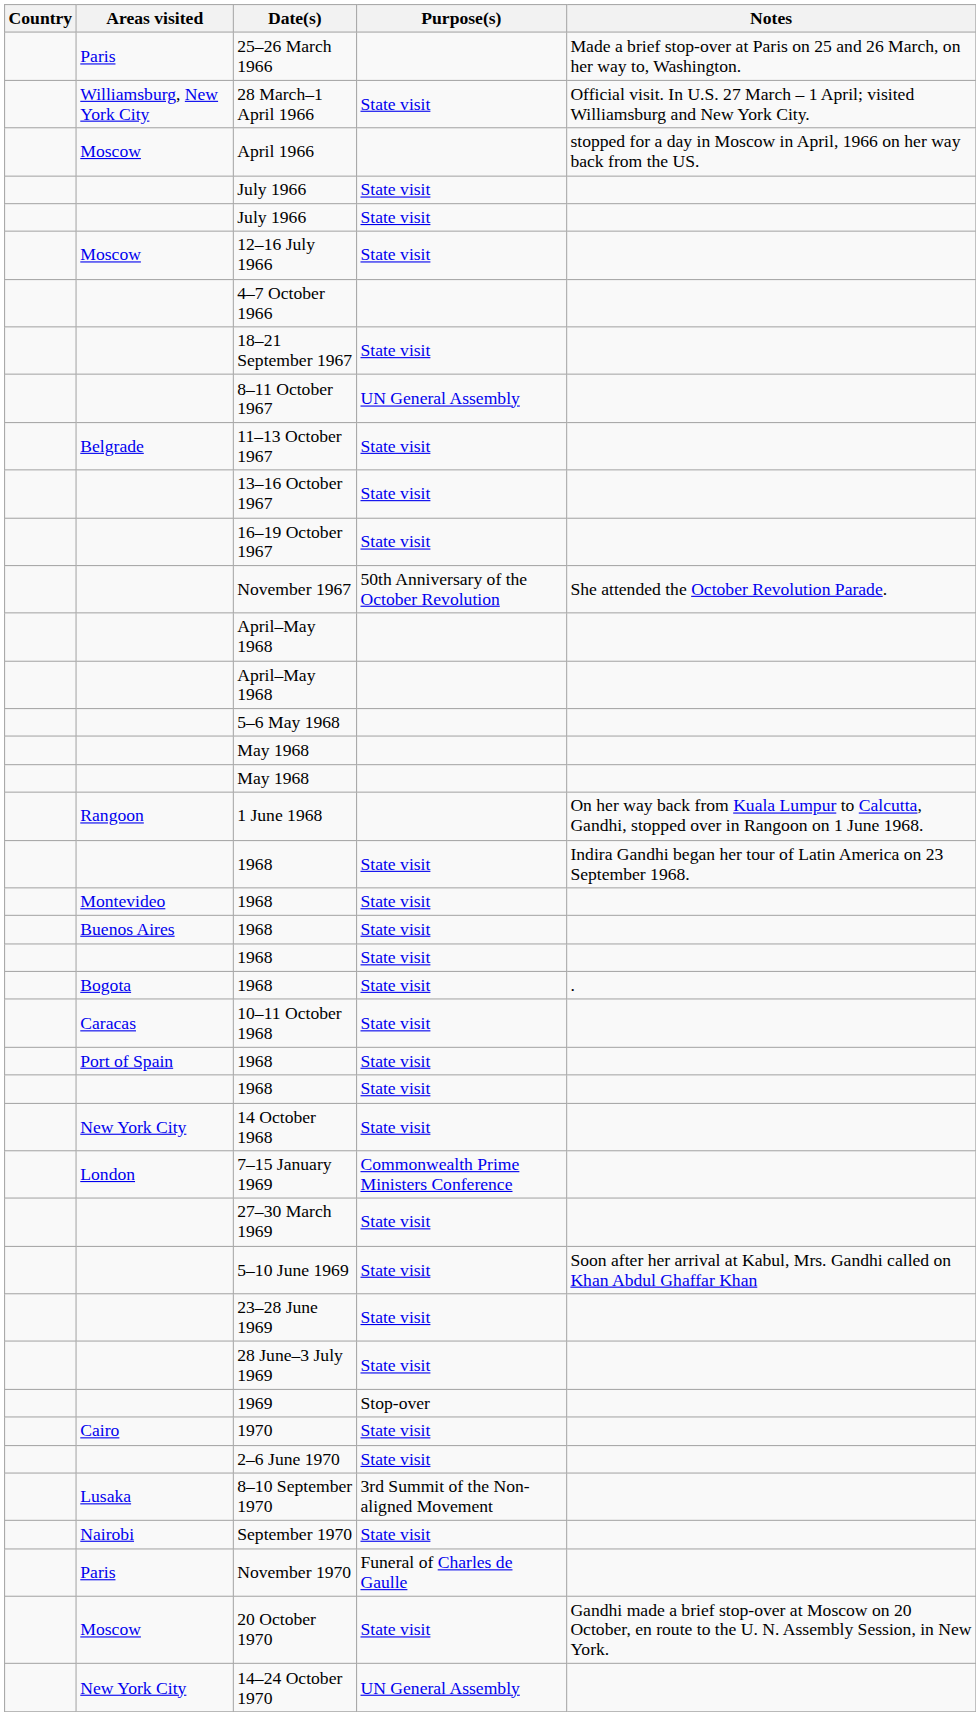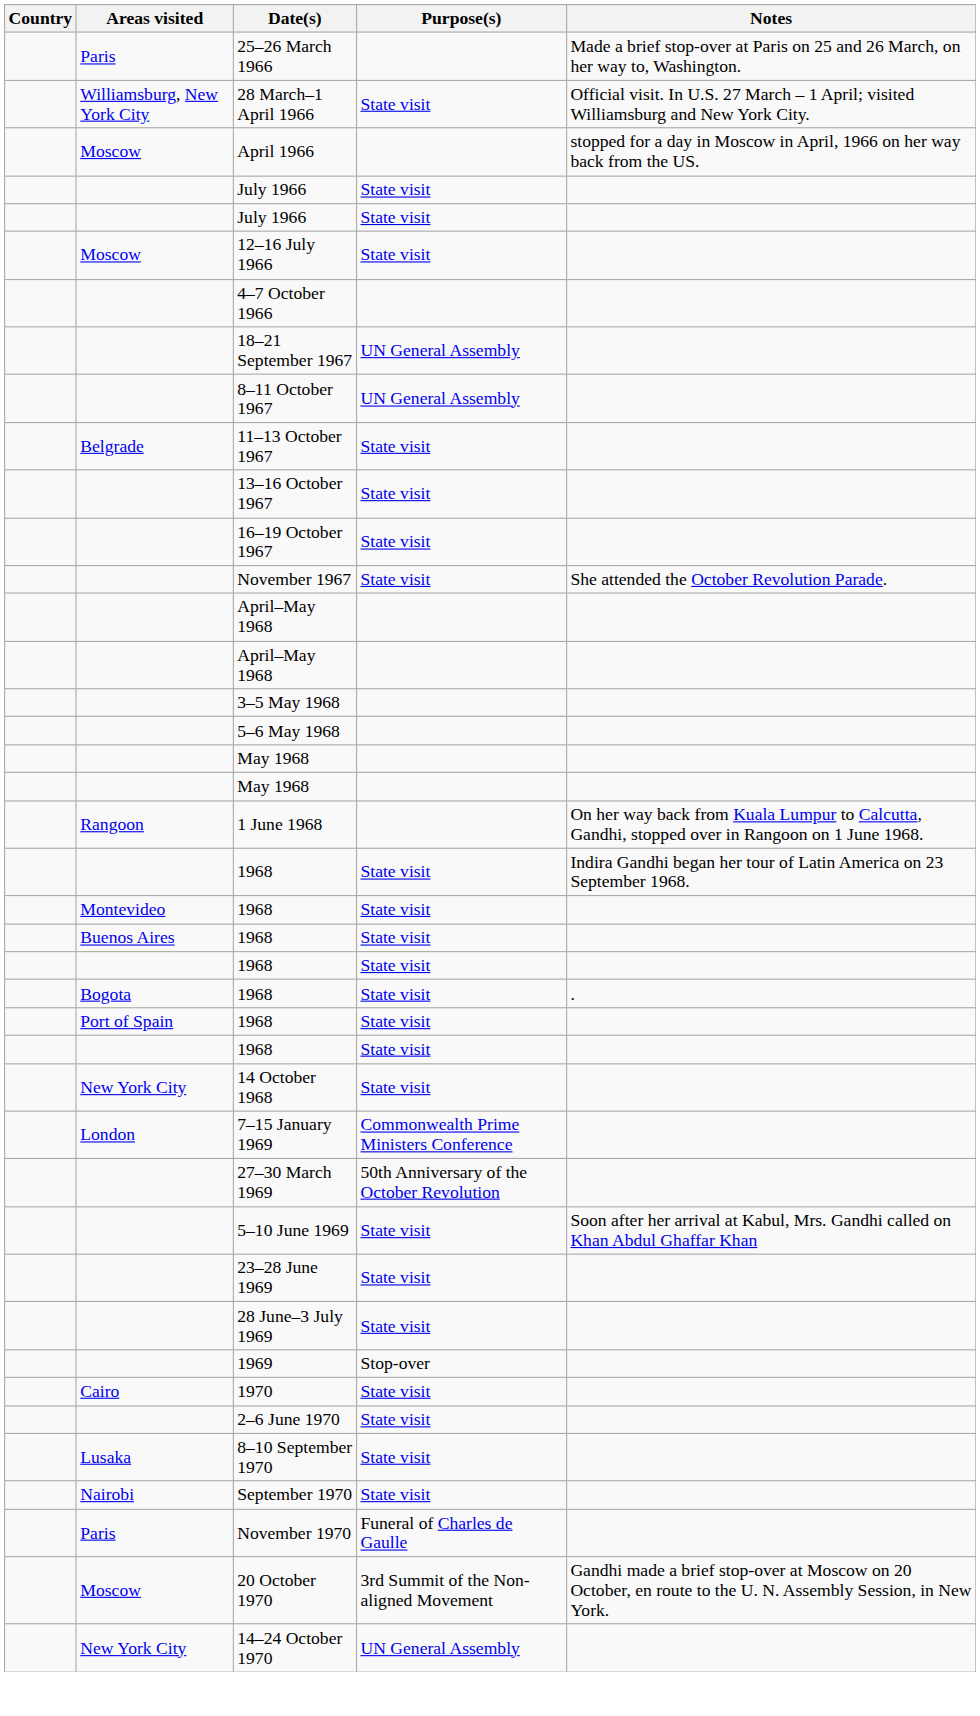(395, 350) State visit -> (440, 350) UN General Assembly
(444, 589) 50th Anniversary of the October Revolution -> (395, 579) State visit
+ row: (155, 703)
- row: (108, 1023)
(395, 1222) State visit -> (444, 1182) 50th Anniversary of the October Revolution
(445, 1496) 3rd Summit of the Non-aligned Movement -> (395, 1457) State visit
(395, 1629) State visit -> (445, 1590) 3rd Summit of the Non-aligned Movement
